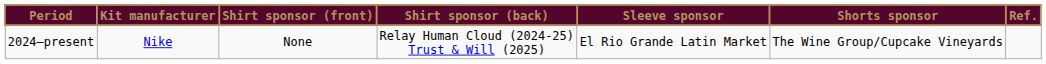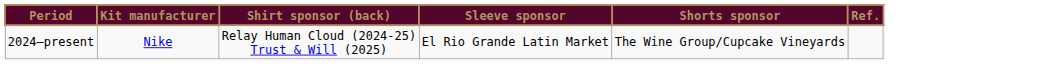- column: (298, 15)
